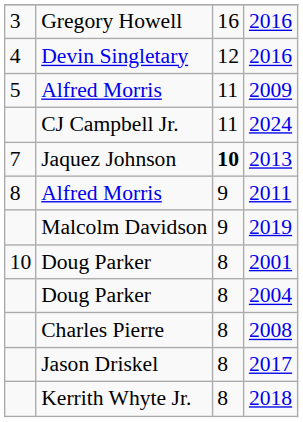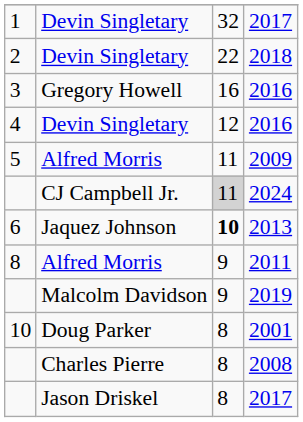+ row: (115, 21)
+ row: (115, 55)
(228, 124) no background -> (228, 192) lightgrey background
(15, 158) 7 -> (15, 227) 6
- row: (96, 295)
- row: (116, 398)
